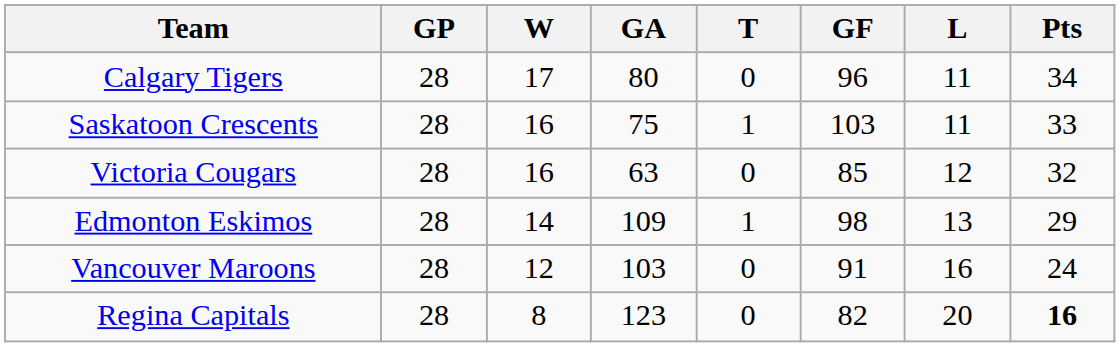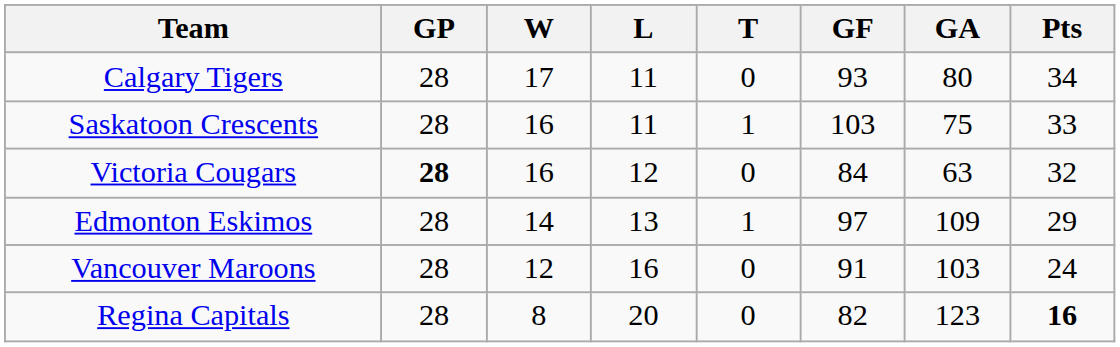columns swapped: (957, 28) <-> (643, 28)
(853, 76) 96 -> (853, 76) 93
(434, 172) normal -> (434, 172) bold
(853, 172) 85 -> (853, 172) 84
(853, 220) 98 -> (853, 220) 97
